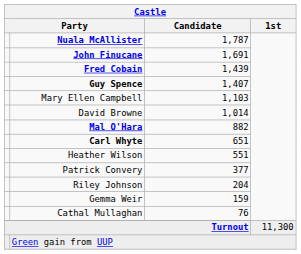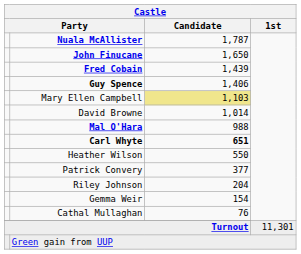(235, 55) 1,691 -> (235, 55) 1,650
(235, 84) 1,407 -> (235, 84) 1,406
(235, 98) no background -> (235, 98) khaki background
(241, 127) 882 -> (241, 127) 988
(241, 141) normal -> (241, 141) bold
(241, 156) 551 -> (241, 156) 550
(241, 199) 159 -> (241, 199) 154
(278, 228) 11,300 -> (278, 228) 11,301
